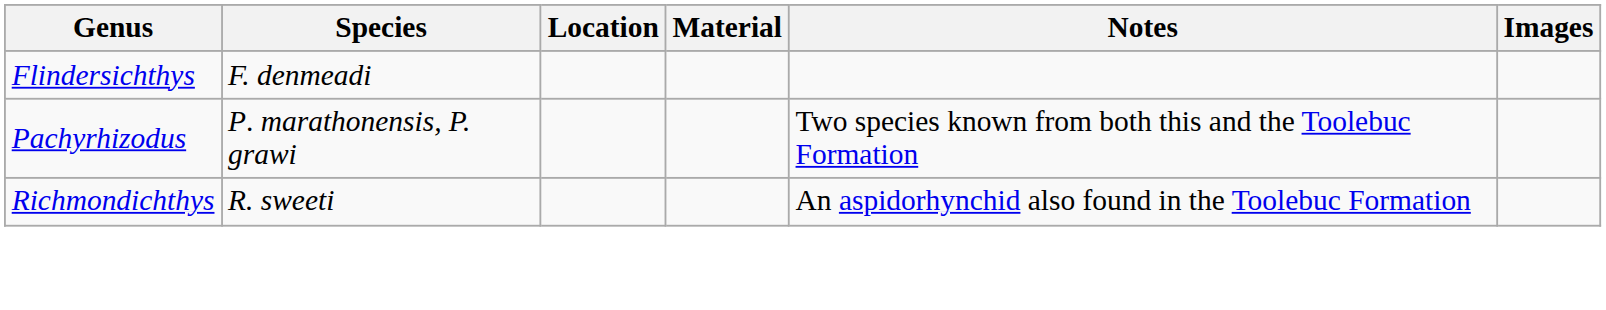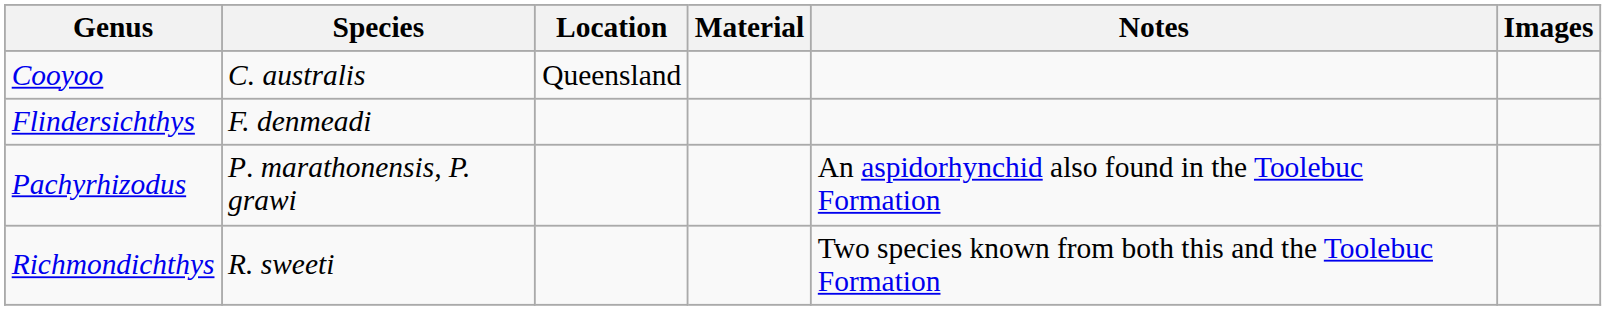+ row: (58, 74)
(1103, 137) Two species known from both this and the Toolebuc Formation -> (1090, 184) An aspidorhynchid also found in the Toolebuc Formation
(1133, 201) An aspidorhynchid also found in the Toolebuc Formation -> (1125, 264) Two species known from both this and the Toolebuc Formation
